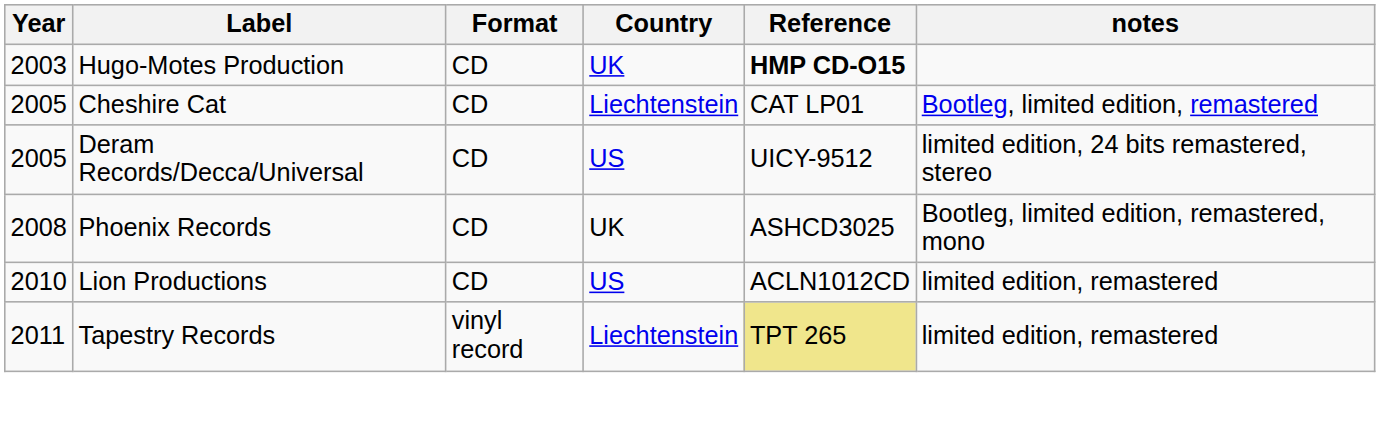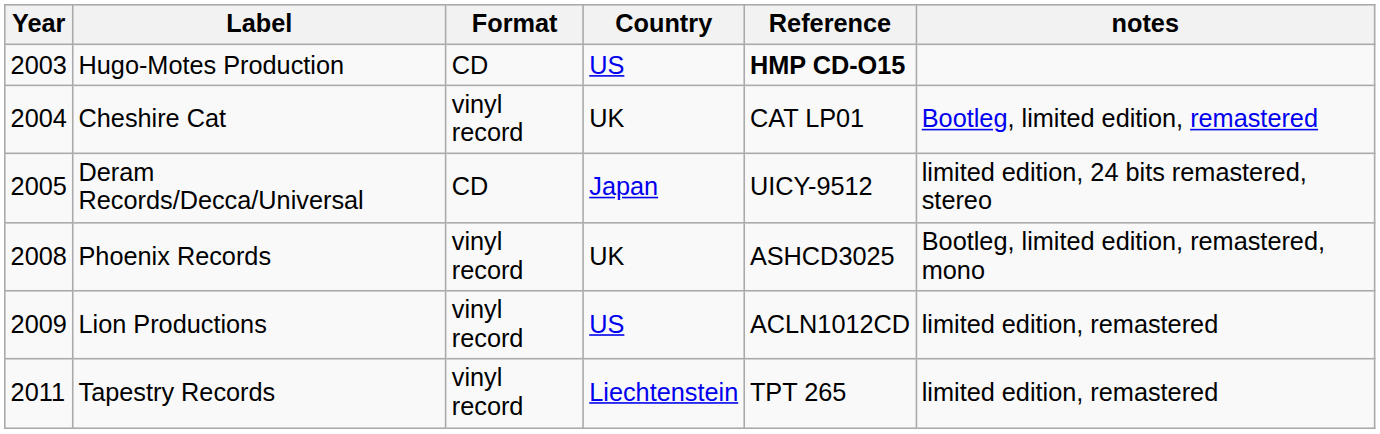(607, 64) UK -> (607, 64) US
(39, 104) 2005 -> (39, 118) 2004
(470, 104) CD -> (488, 118) vinyl record
(664, 104) Liechtenstein -> (607, 118) UK
(607, 159) US -> (624, 187) Japan
(470, 227) CD -> (488, 256) vinyl record
(39, 281) 2010 -> (39, 324) 2009
(470, 281) CD -> (488, 324) vinyl record
(798, 336) khaki background -> (798, 393) no background
